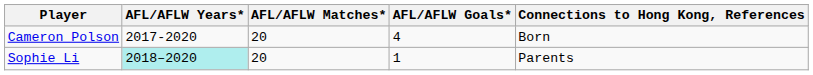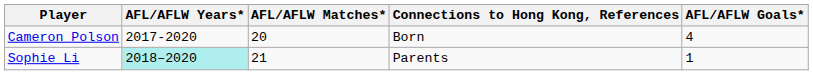columns swapped: (452, 15) <-> (662, 15)
(259, 59) 20 -> (259, 59) 21
